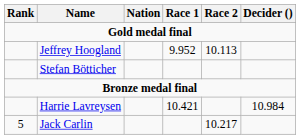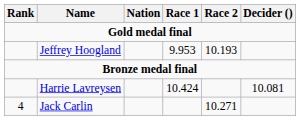(182, 50) 9.952 -> (182, 50) 9.953
(221, 50) 10.113 -> (221, 50) 10.193
- row: (78, 69)
(182, 106) 10.421 -> (182, 87) 10.424
(268, 106) 10.984 -> (268, 87) 10.081
(21, 124) 5 -> (21, 106) 4
(221, 124) 10.217 -> (221, 106) 10.271
